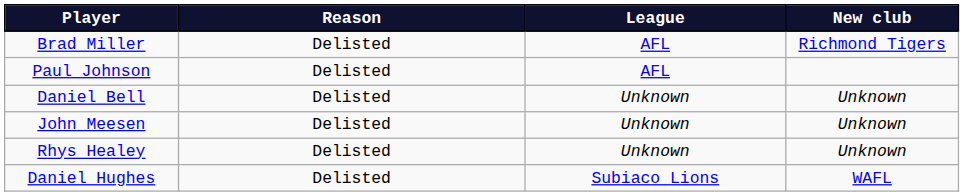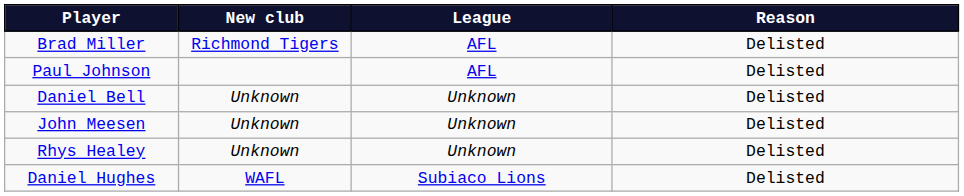columns swapped: (872, 18) <-> (352, 18)
